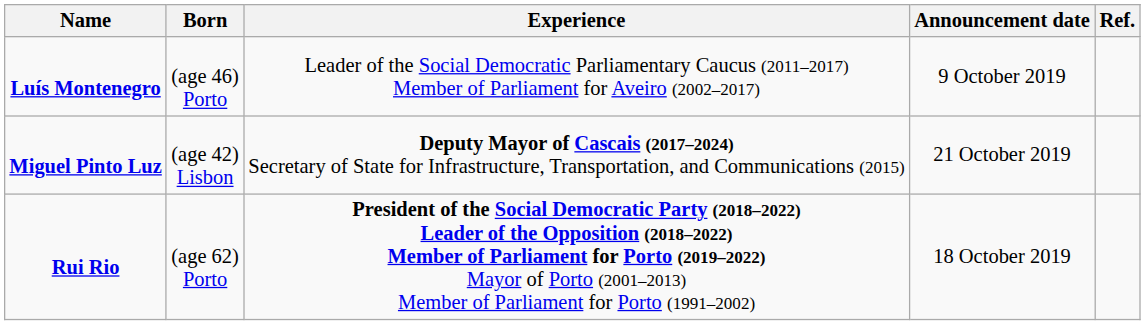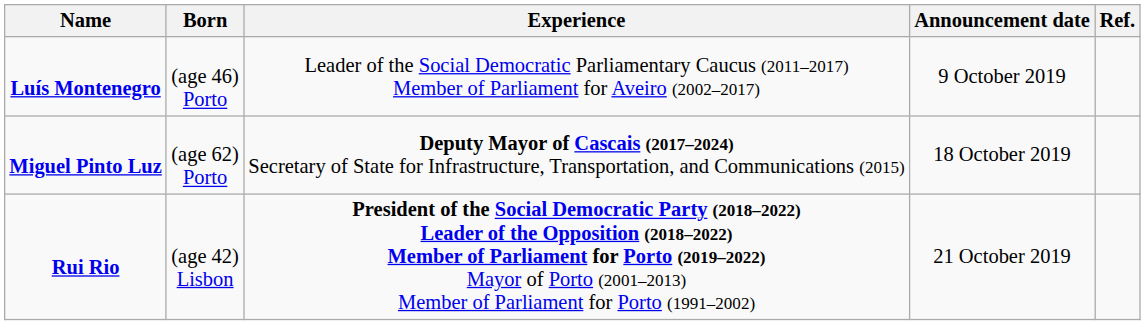(205, 166) (age 42) Lisbon -> (205, 166) (age 62) Porto
(1002, 154) 21 October 2019 -> (1002, 154) 18 October 2019
(205, 267) (age 62) Porto -> (205, 267) (age 42) Lisbon
(1002, 256) 18 October 2019 -> (1002, 256) 21 October 2019
